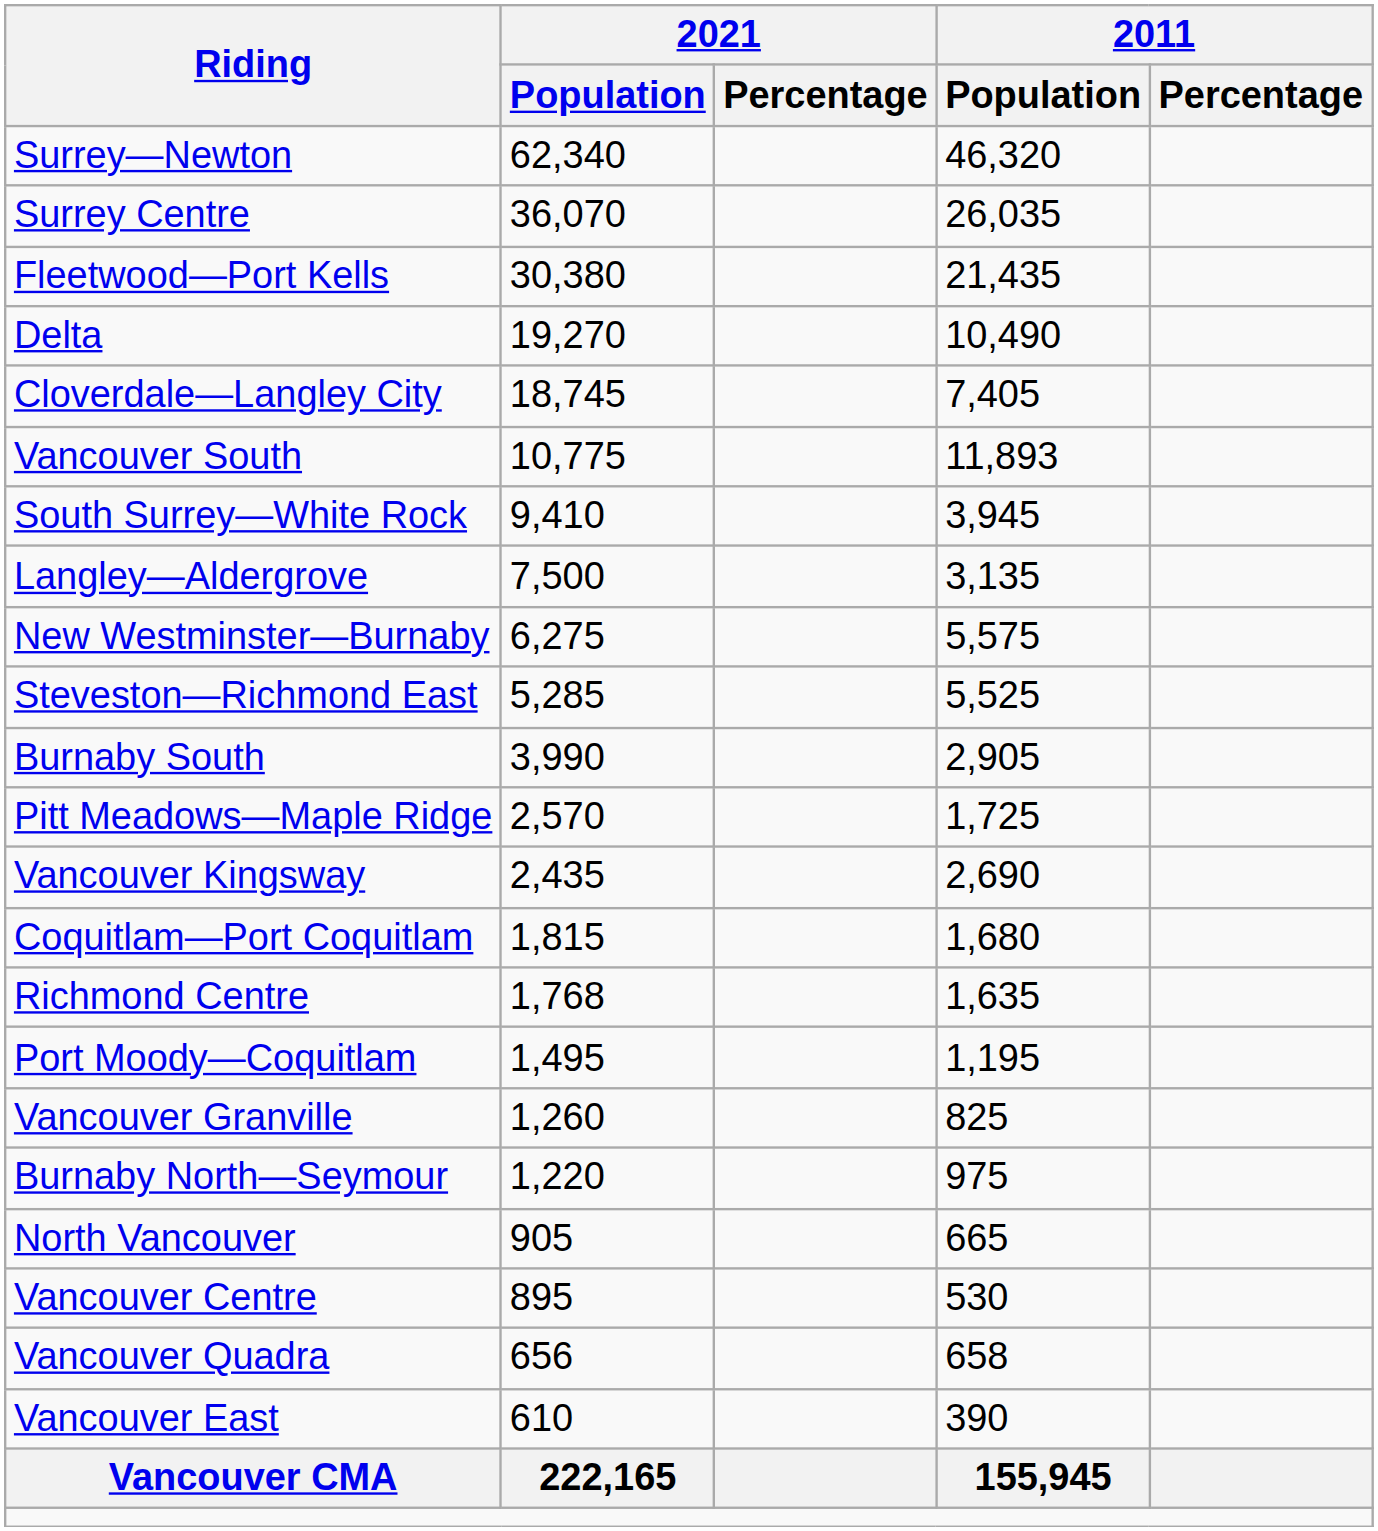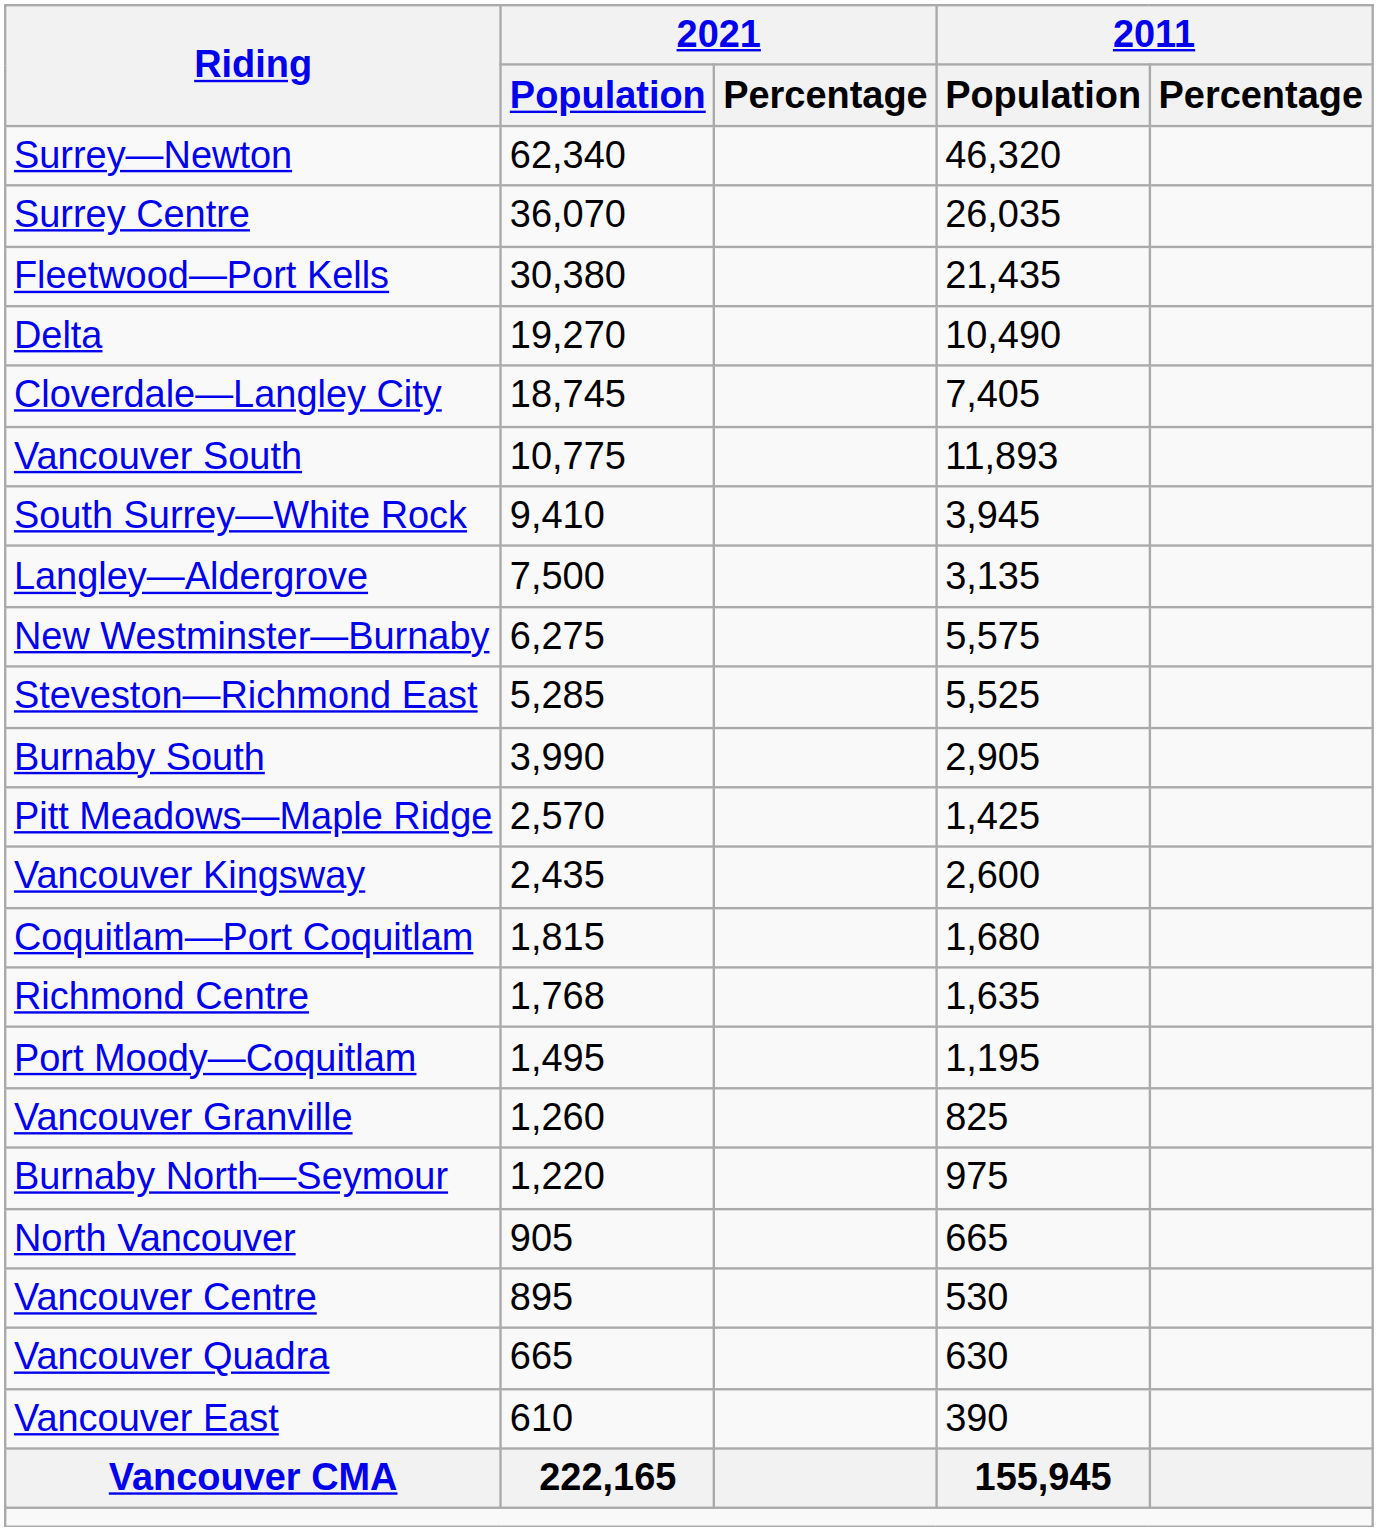(993, 816) 1,725 -> (993, 816) 1,425
(993, 876) 2,690 -> (993, 876) 2,600
(541, 1357) 656 -> (541, 1357) 665
(977, 1357) 658 -> (977, 1357) 630
